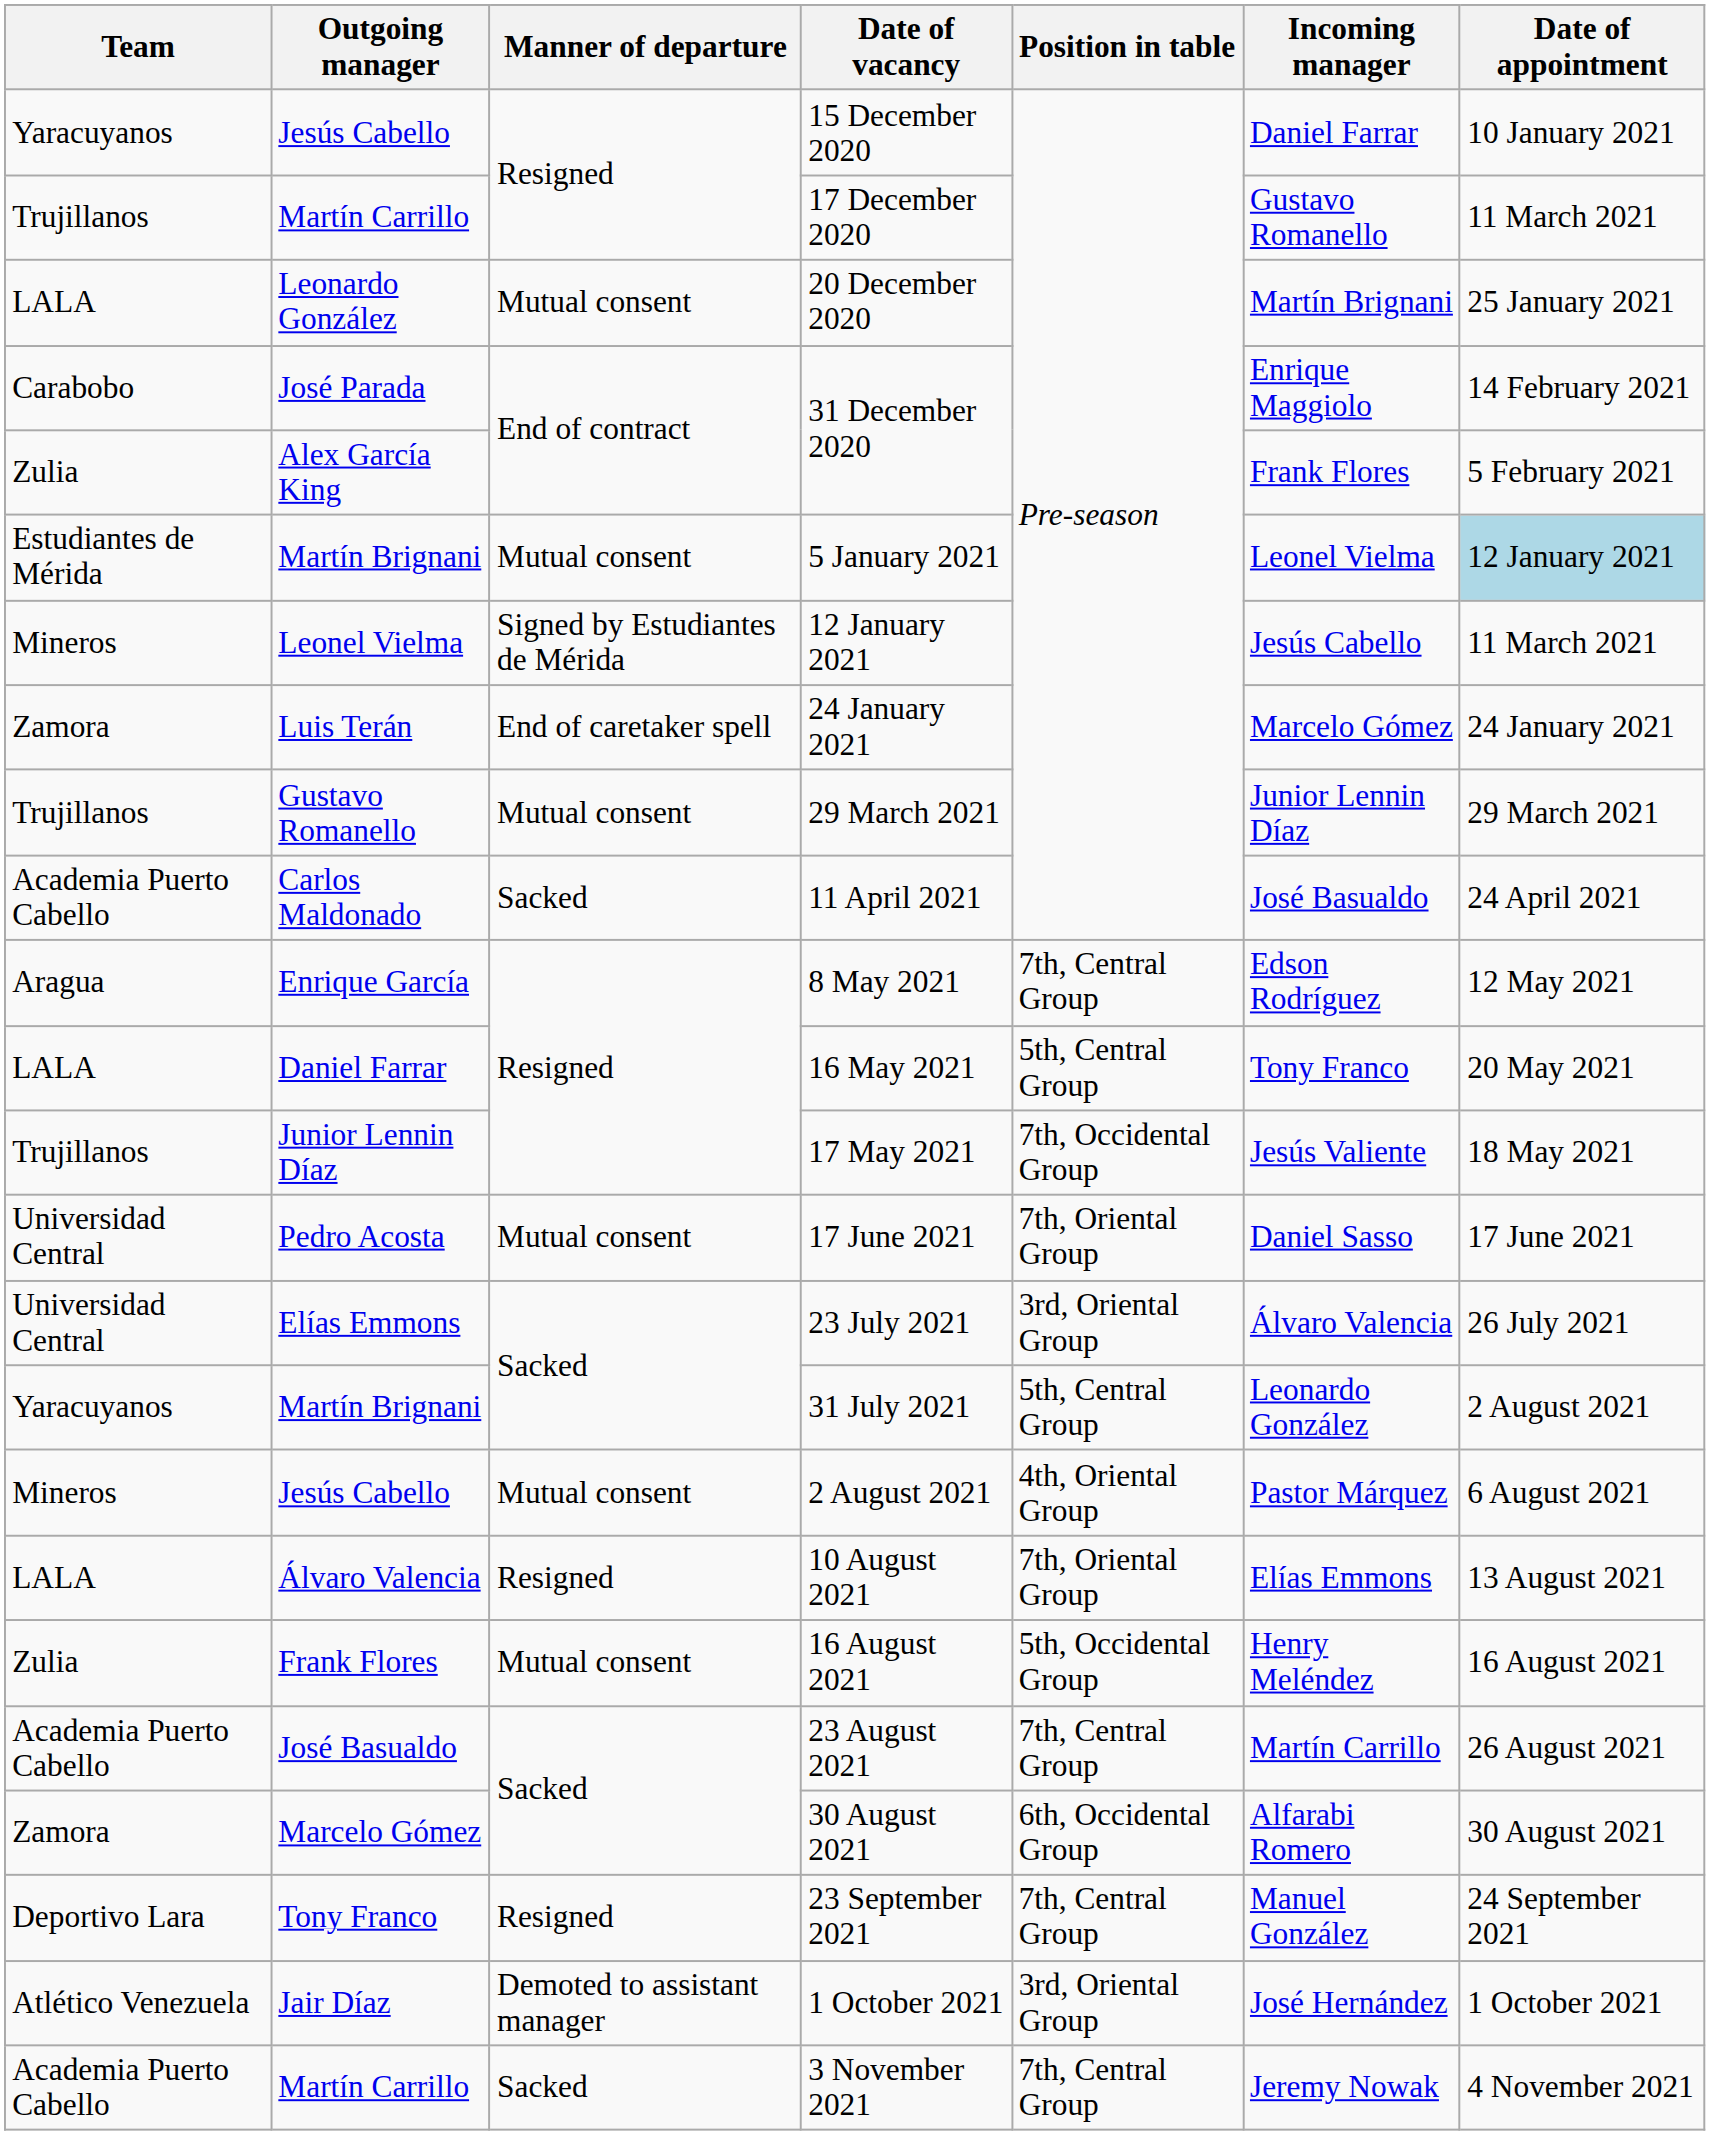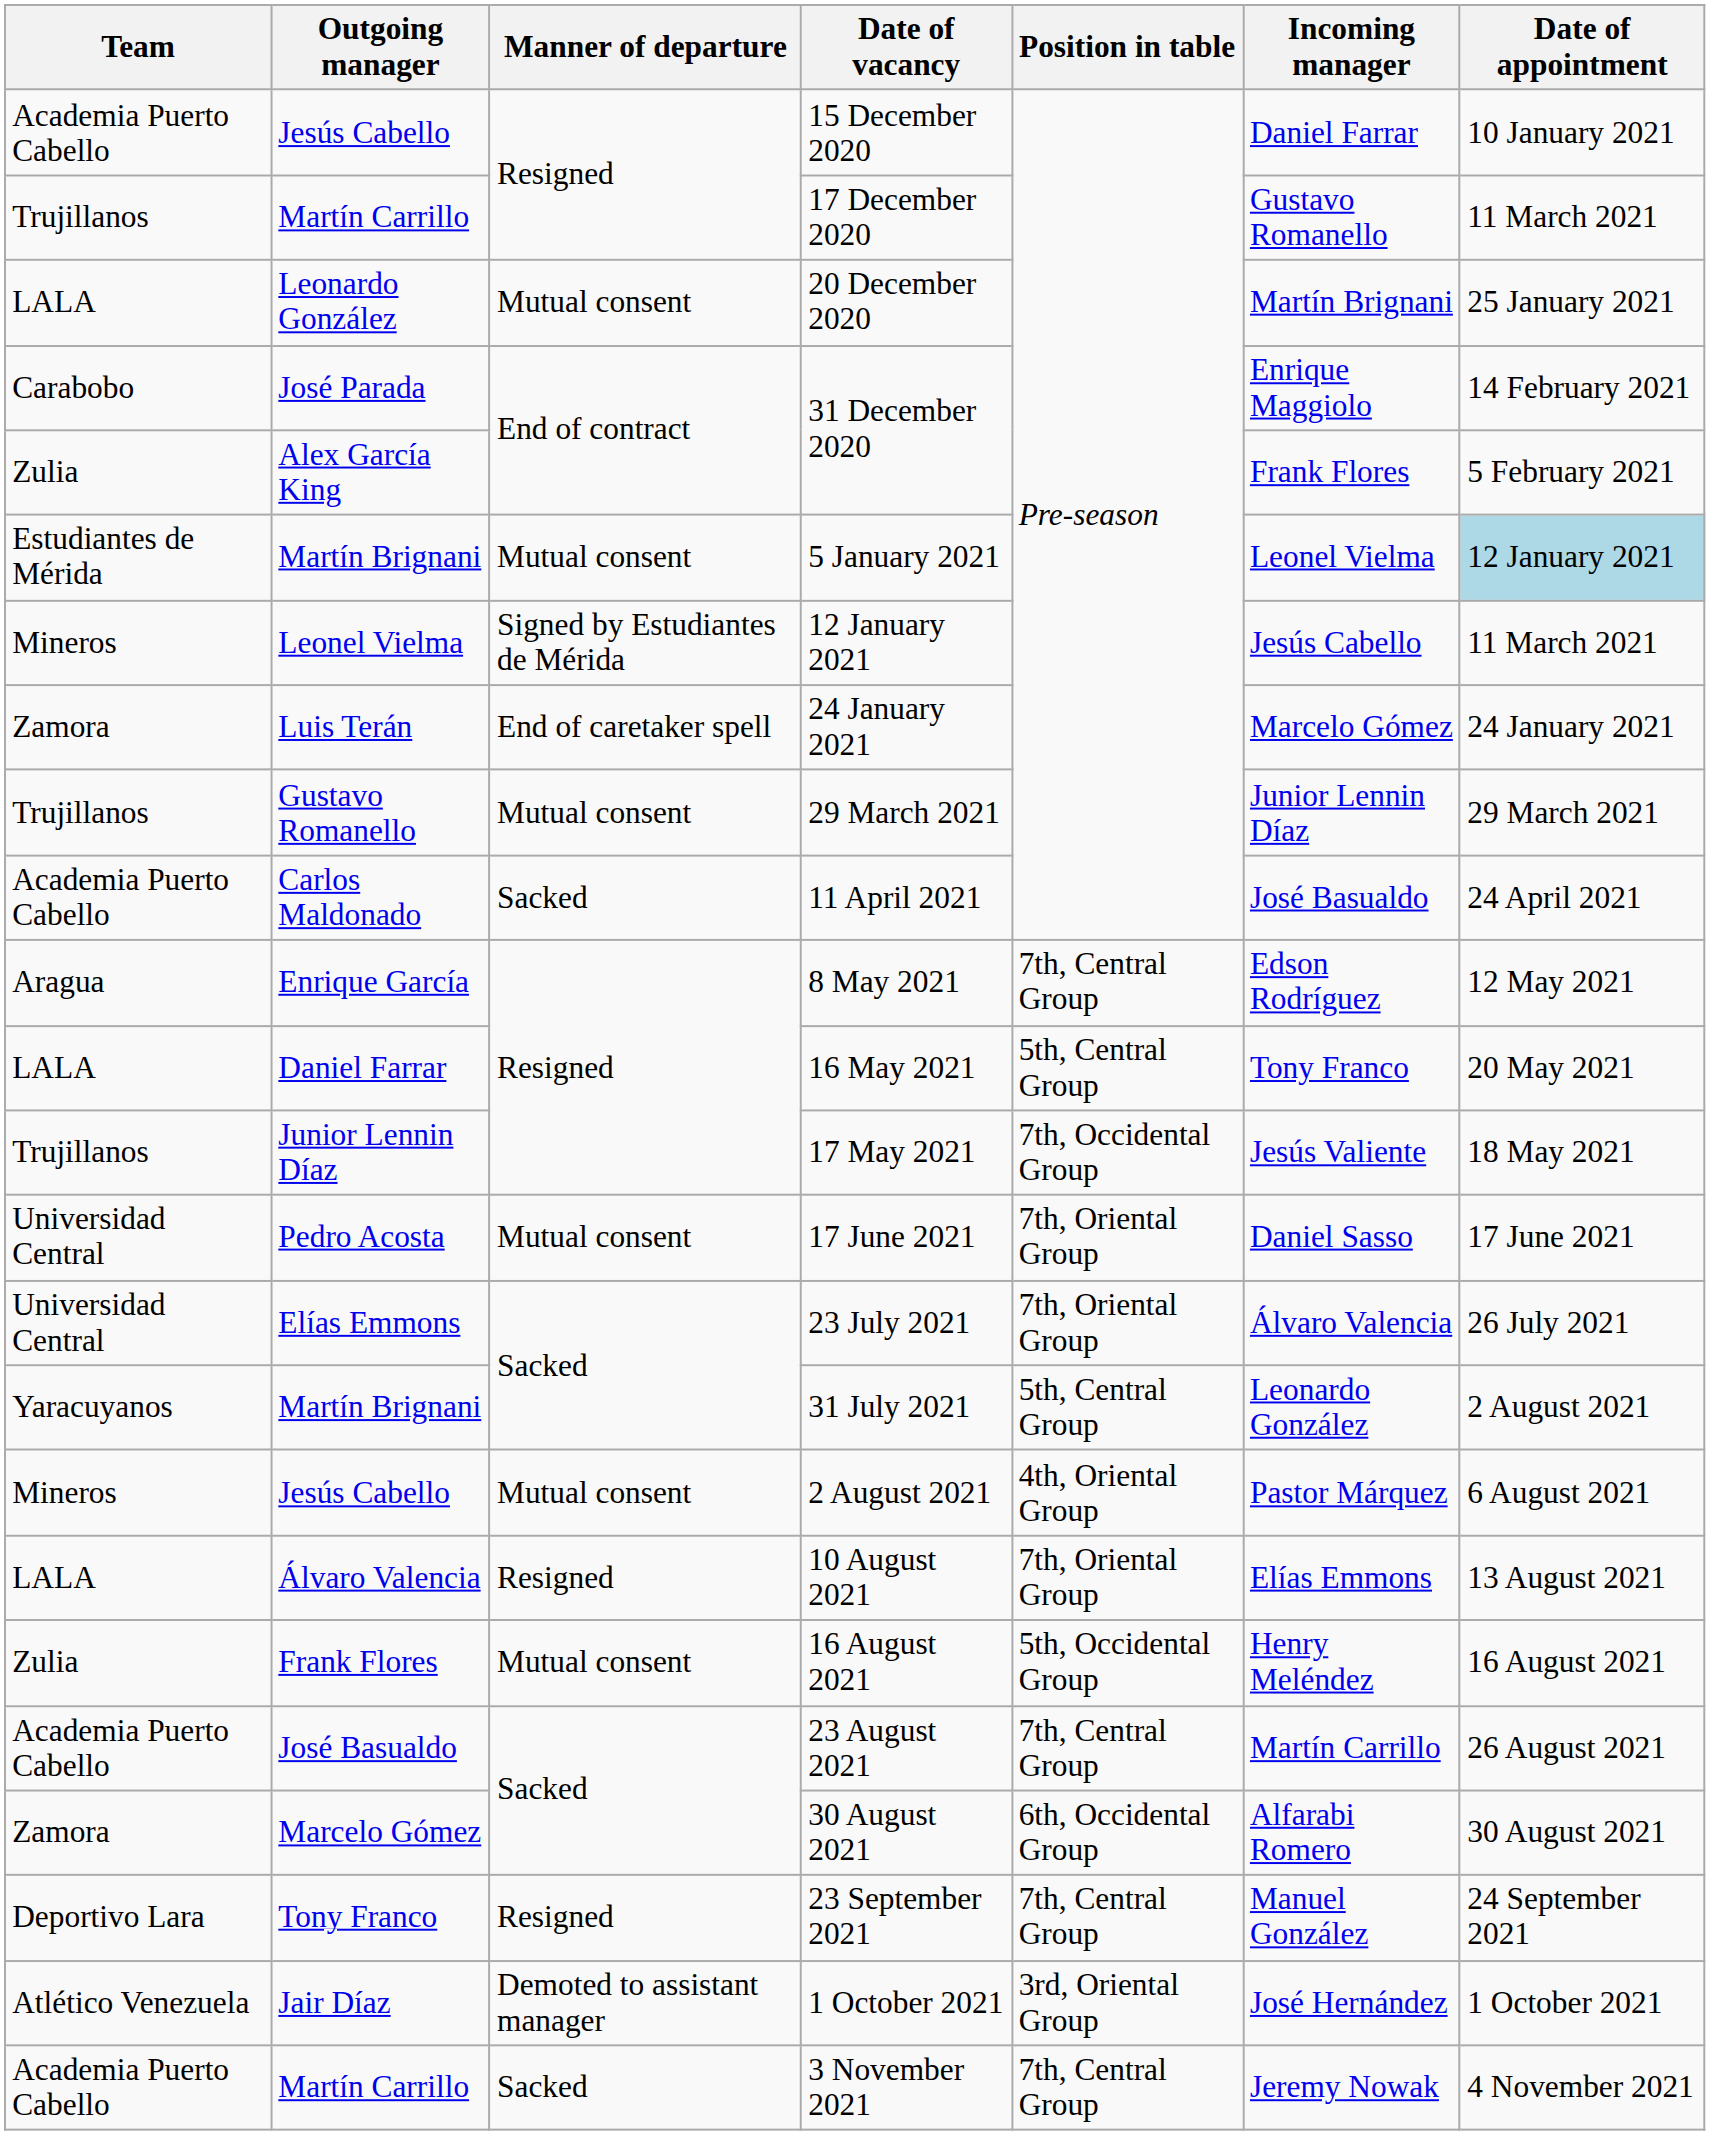(92, 132) Yaracuyanos -> (121, 132) Academia Puerto Cabello
(1099, 1322) 3rd, Oriental Group -> (1098, 1322) 7th, Oriental Group
